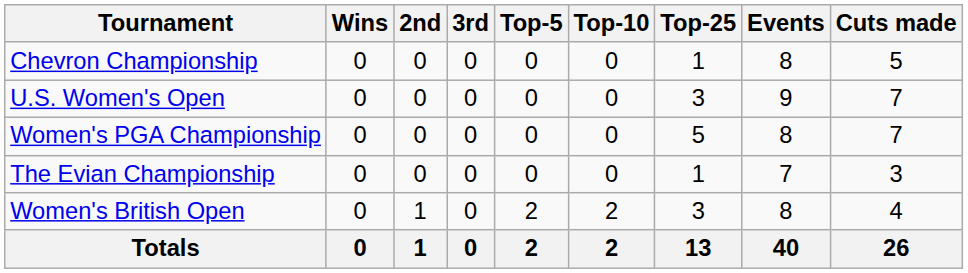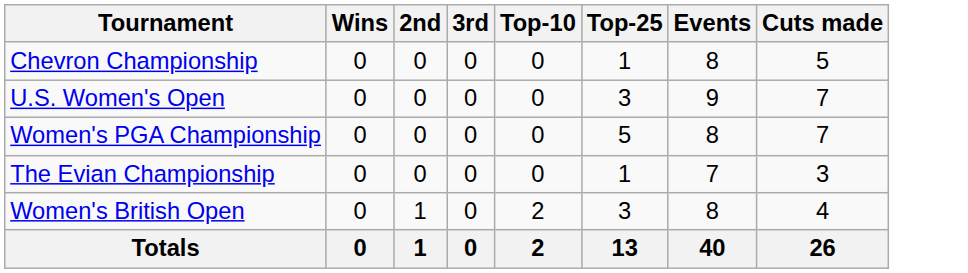- column: (531, 23)
